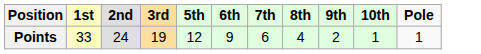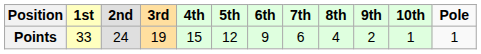+ column: (194, 15)
